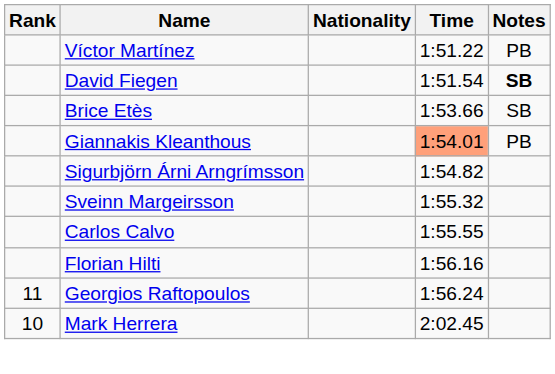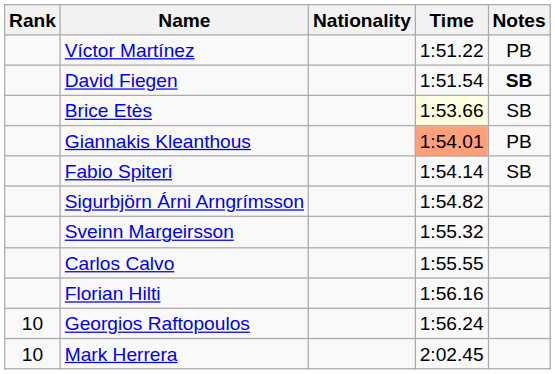(452, 111) no background -> (452, 111) lightyellow background
+ row: (118, 172)
(32, 293) 11 -> (32, 323) 10
